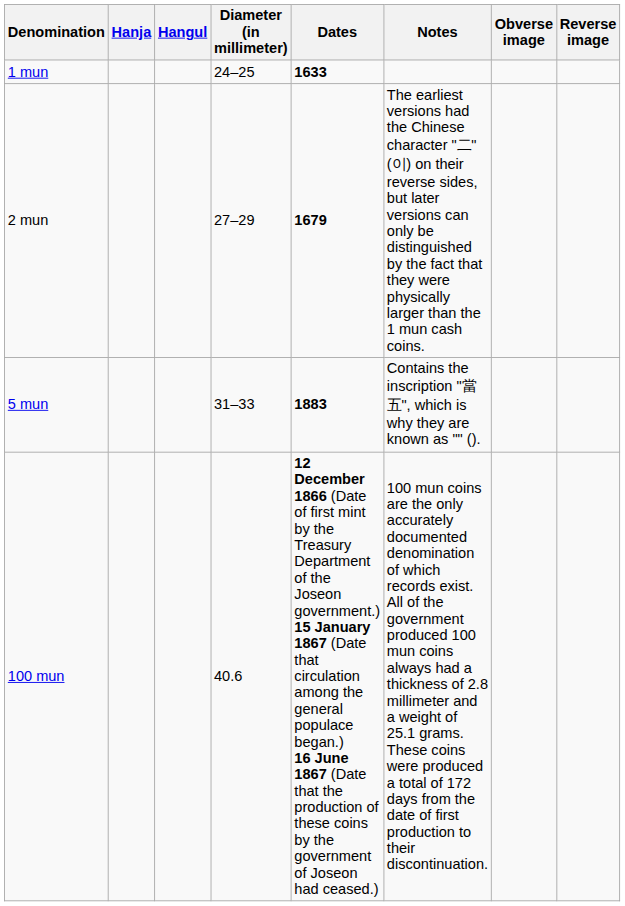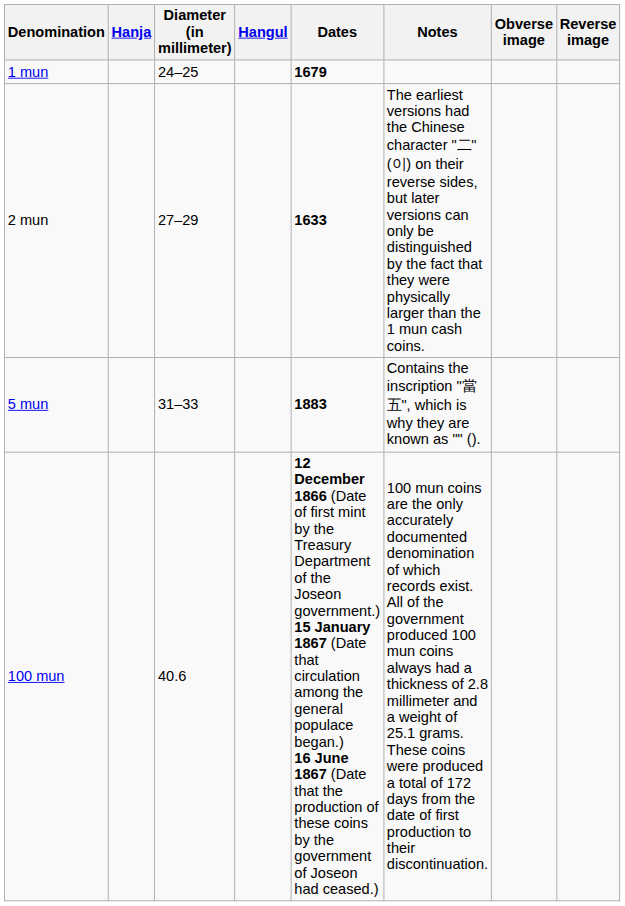columns swapped: (183, 32) <-> (251, 32)
(311, 71) 1633 -> (311, 71) 1679
(311, 220) 1679 -> (311, 220) 1633
